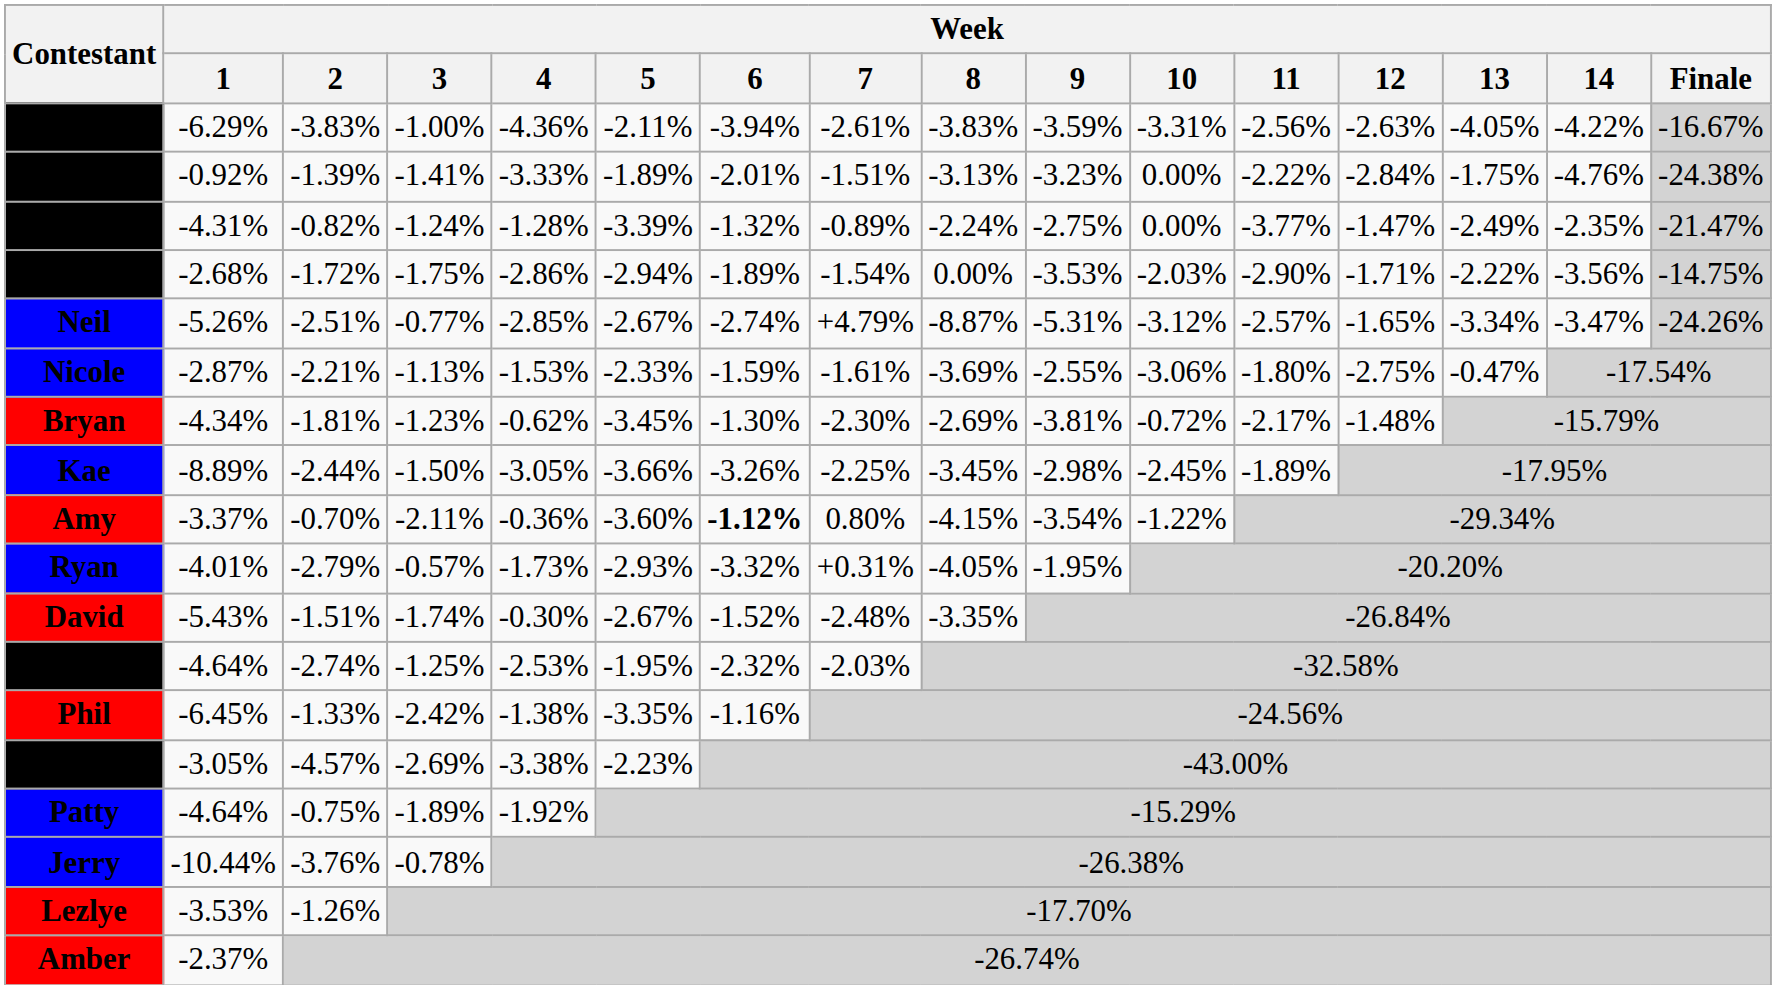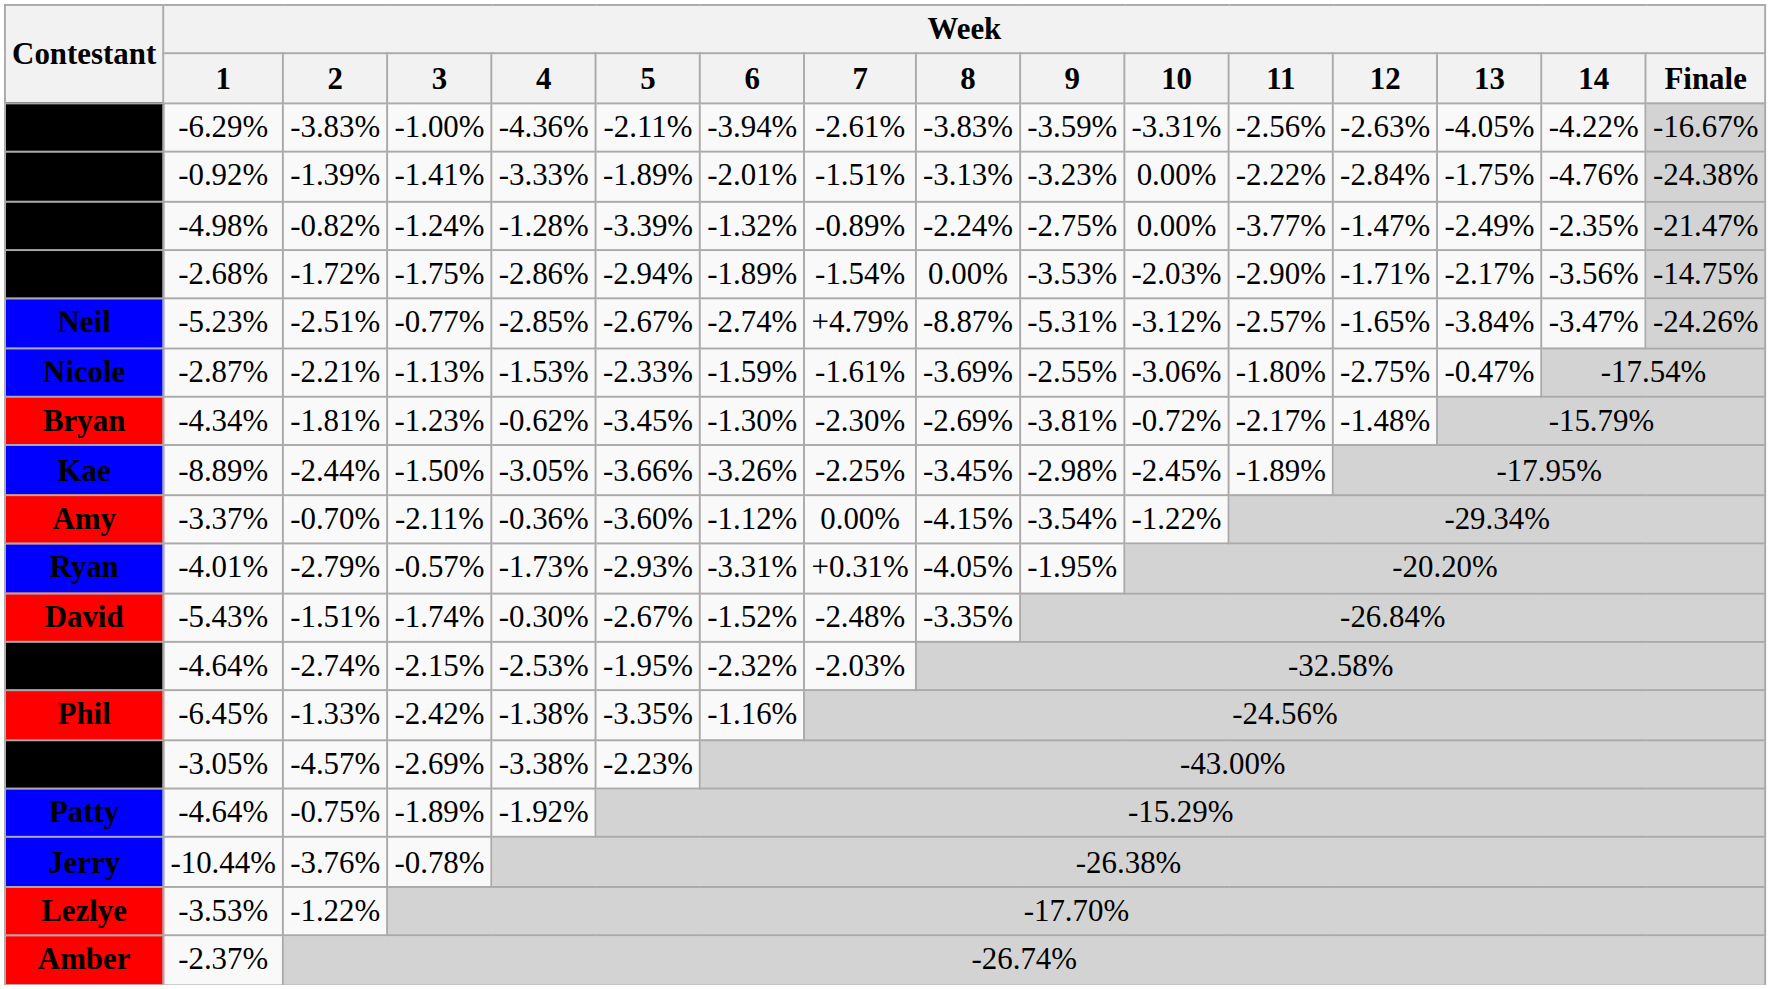(223, 224) -4.31% -> (223, 224) -4.98%
(1495, 273) -2.22% -> (1489, 273) -2.17%
(223, 322) -5.26% -> (223, 322) -5.23%
(1495, 322) -3.34% -> (1489, 322) -3.84%
(755, 518) bold -> (752, 518) normal
(865, 518) 0.80% -> (860, 518) 0.00%
(755, 567) -3.32% -> (752, 567) -3.31%
(439, 665) -1.25% -> (439, 665) -2.15%
(335, 910) -1.26% -> (335, 910) -1.22%
